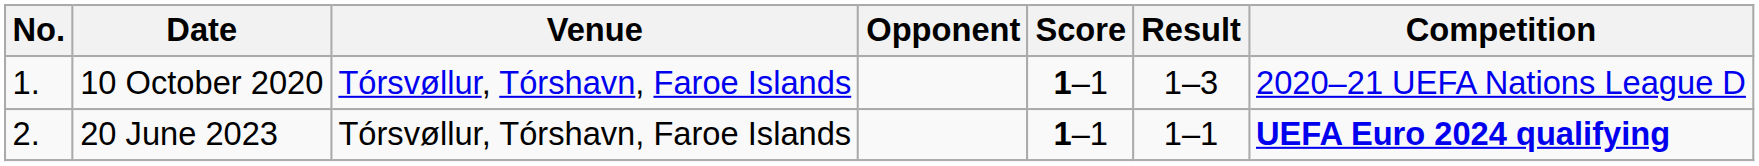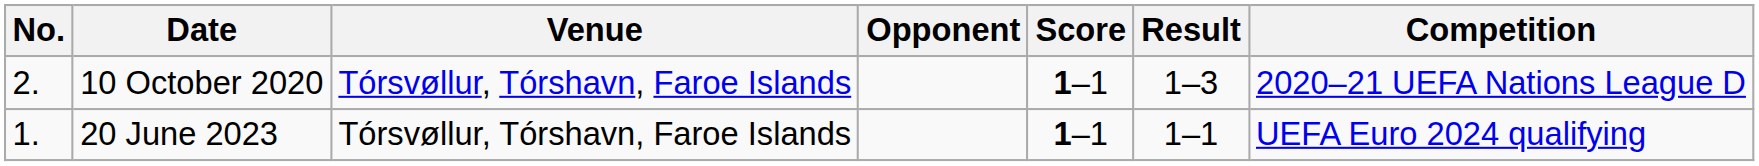(26, 82) 1. -> (26, 82) 2.
(26, 133) 2. -> (26, 133) 1.
(1463, 133) bold -> (1451, 133) normal
